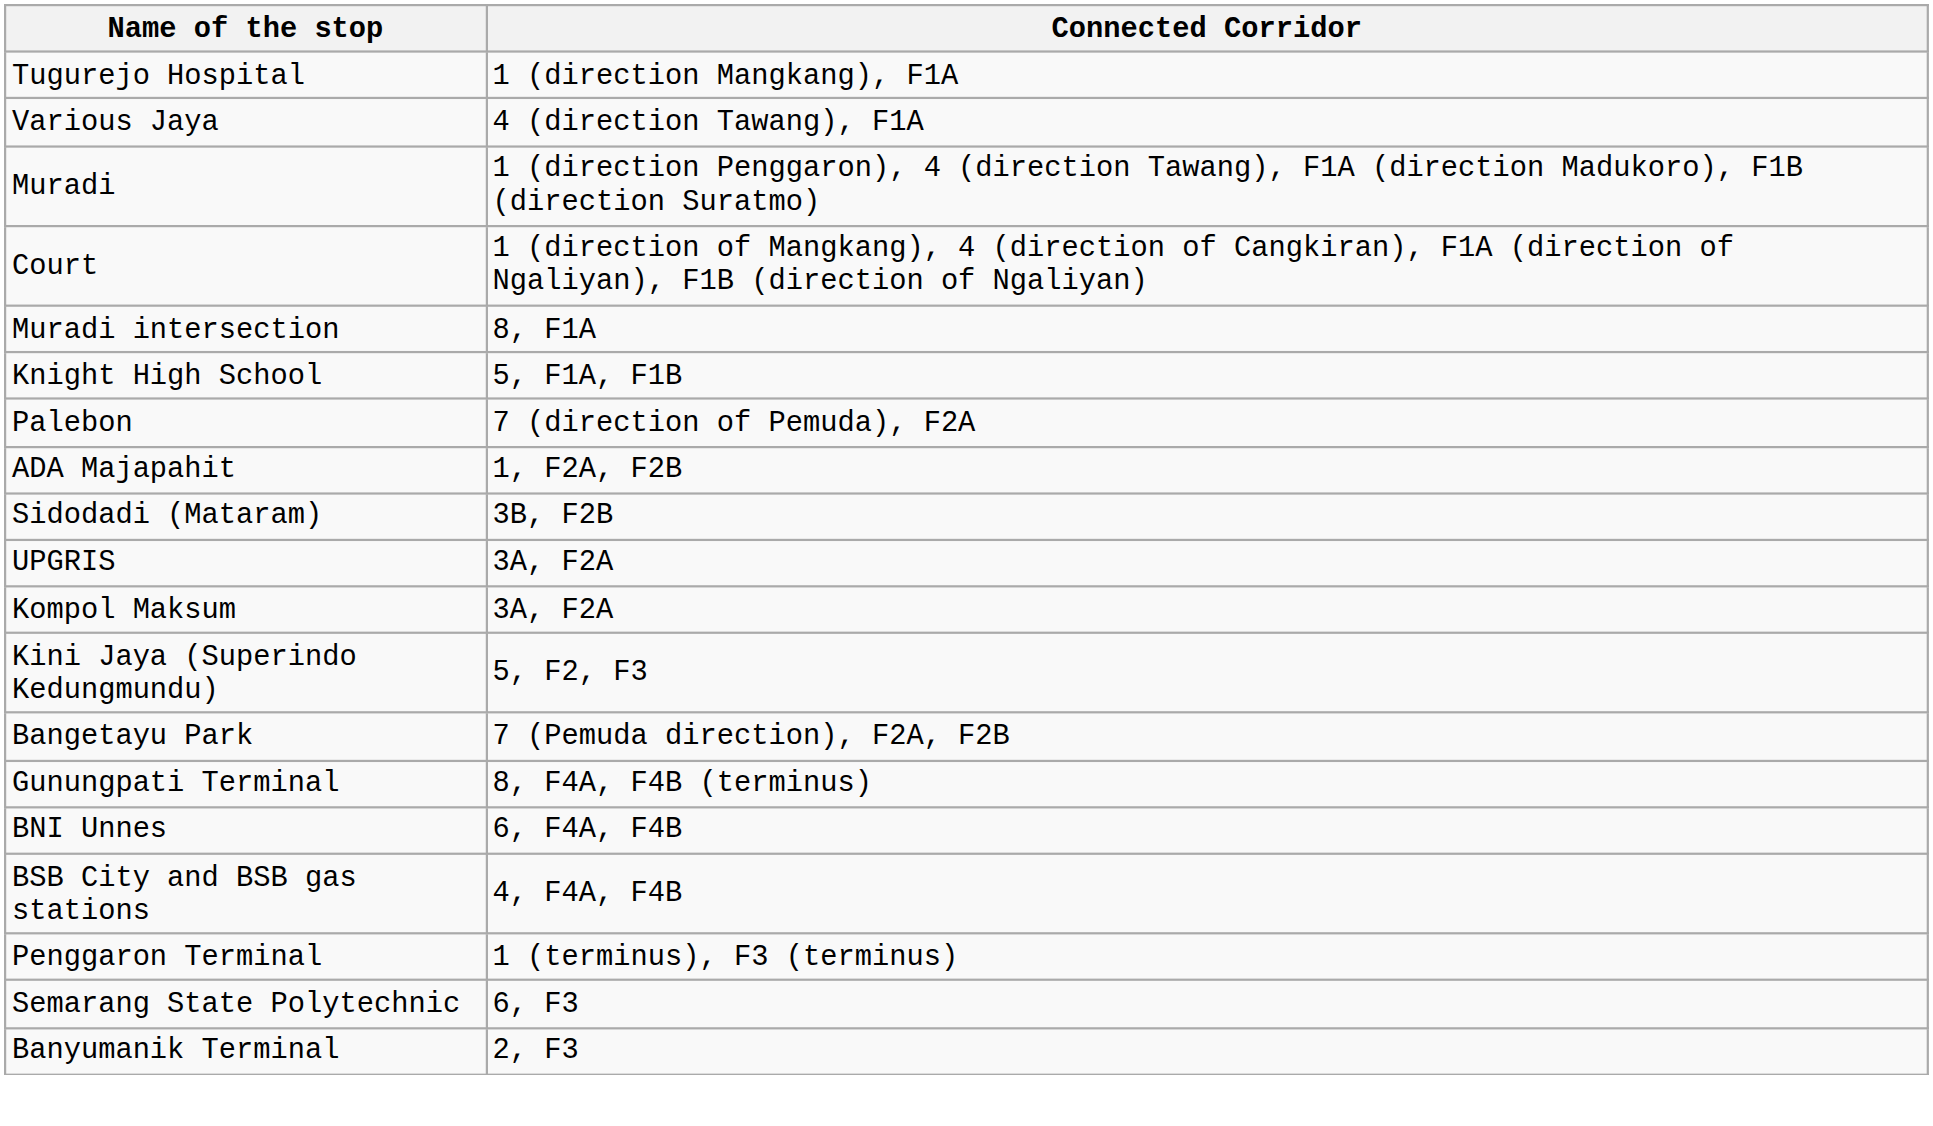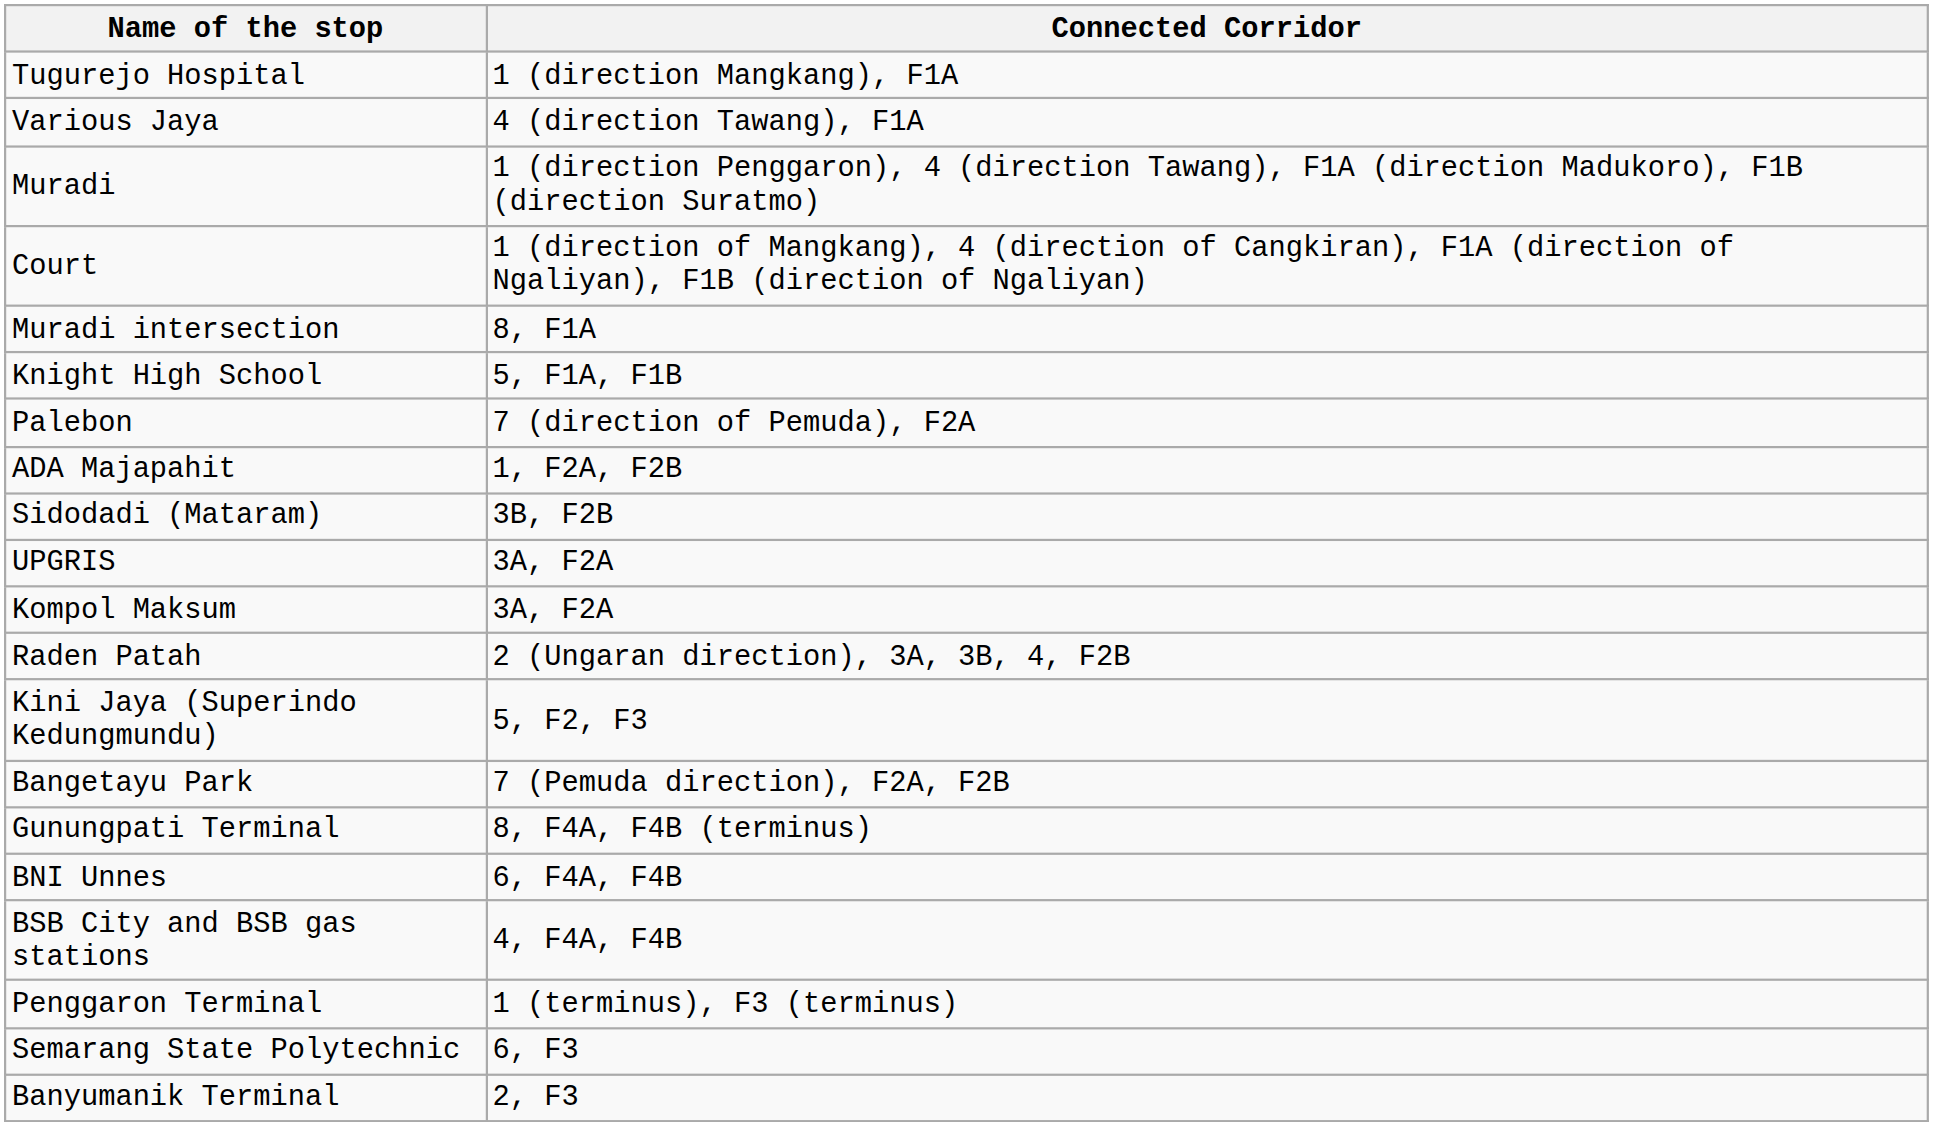+ row: (107, 657)
